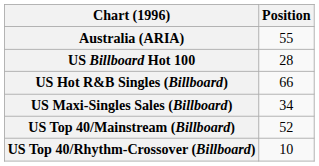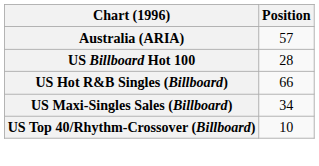(286, 37) 55 -> (286, 37) 57
- row: (132, 127)
